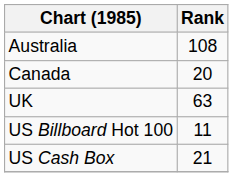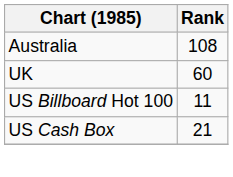- row: (39, 74)
(203, 102) 63 -> (203, 74) 60
